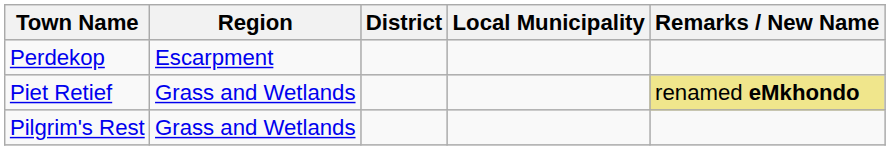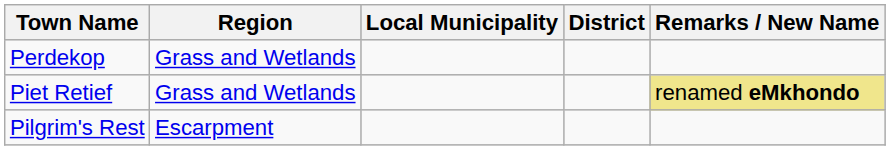columns swapped: (549, 22) <-> (404, 22)
(214, 58) Escarpment -> (255, 58) Grass and Wetlands
(255, 128) Grass and Wetlands -> (214, 128) Escarpment
